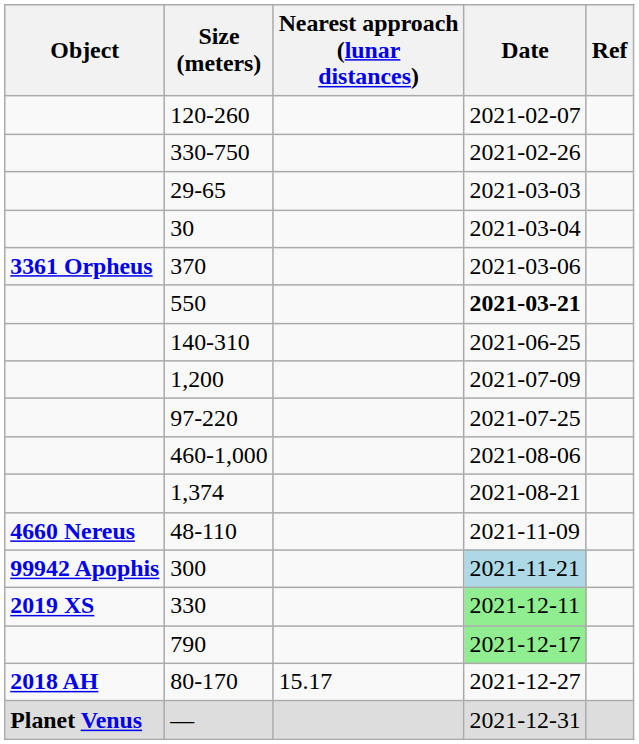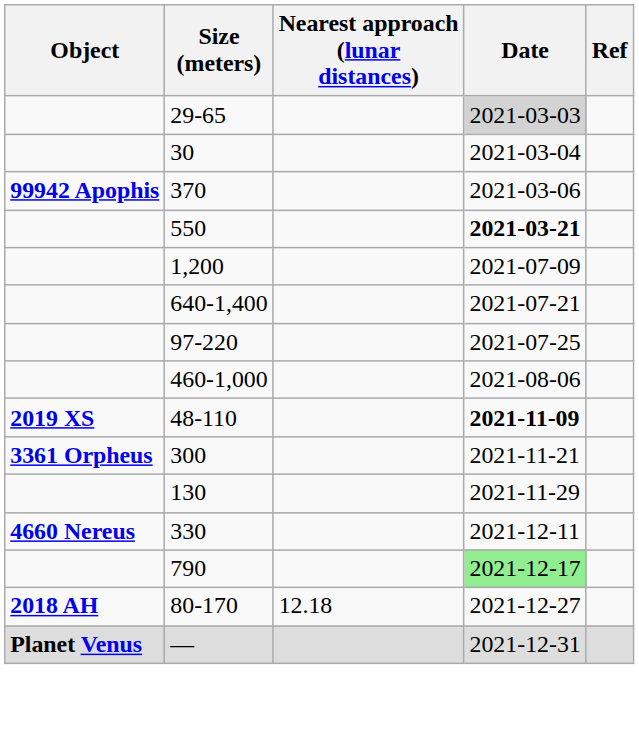- row: (210, 114)
- row: (210, 152)
(525, 190) no background -> (525, 114) lightgrey background
(81, 266) 3361 Orpheus -> (85, 190) 99942 Apophis
- row: (210, 341)
+ row: (219, 303)
- row: (197, 492)
(73, 530) 4660 Nereus -> (52, 417) 2019 XS
(525, 530) normal -> (524, 417) bold
(85, 568) 99942 Apophis -> (81, 455) 3361 Orpheus
(525, 568) lightblue background -> (525, 455) no background
+ row: (188, 492)
(52, 606) 2019 XS -> (73, 530) 4660 Nereus
(525, 606) lightgreen background -> (525, 530) no background
(305, 681) 15.17 -> (305, 606) 12.18
